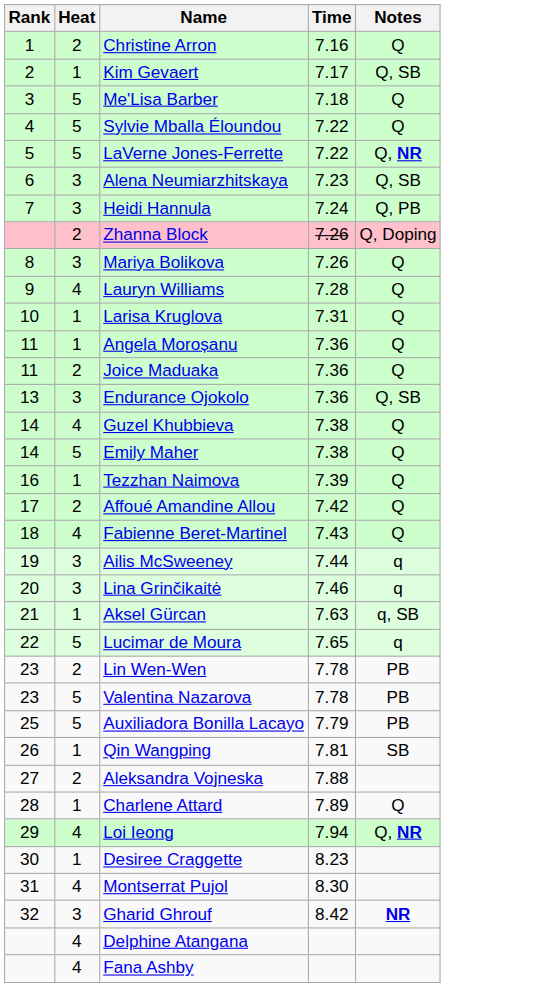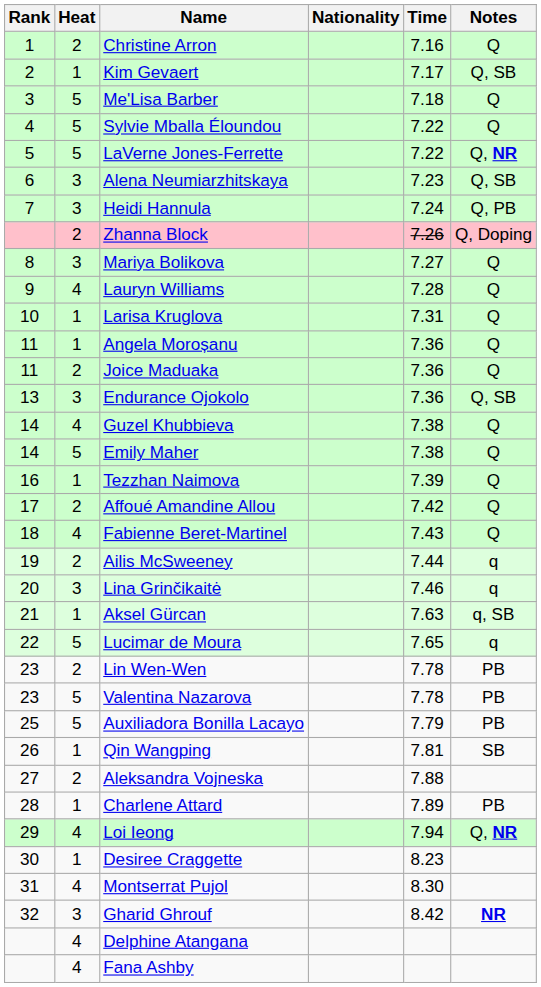+ column: (356, 18)
(332, 262) 7.26 -> (427, 262) 7.27
(77, 561) 3 -> (77, 561) 2
(398, 805) Q -> (493, 805) PB
